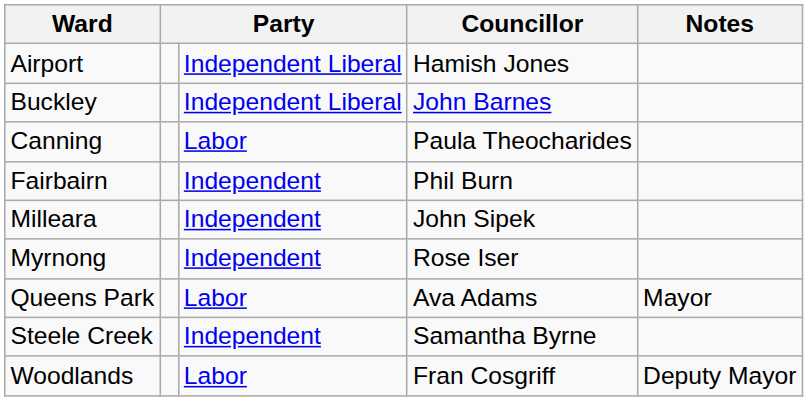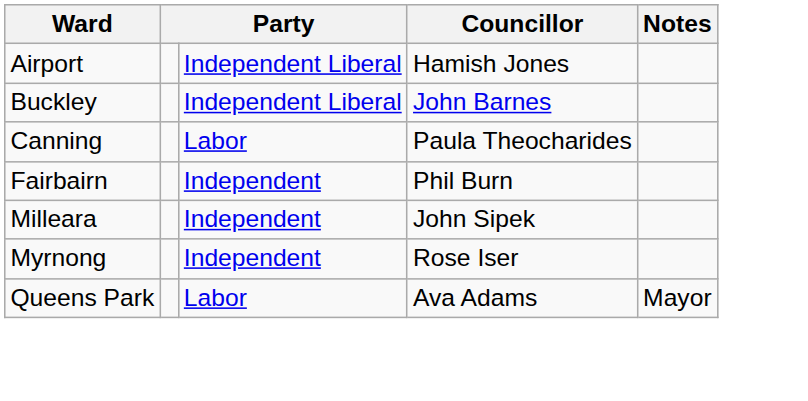- row: (82, 336)
- row: (72, 375)
